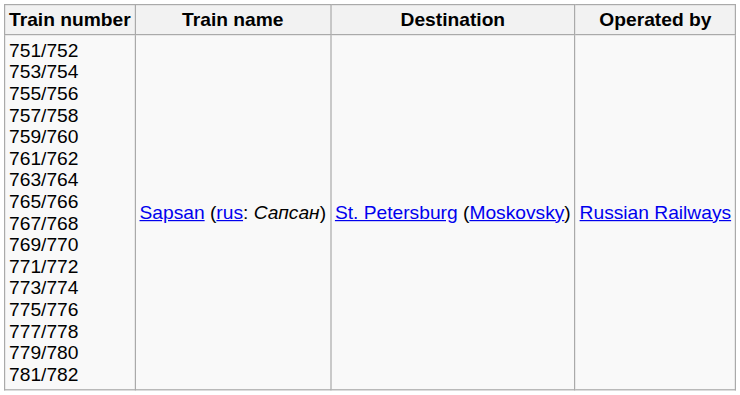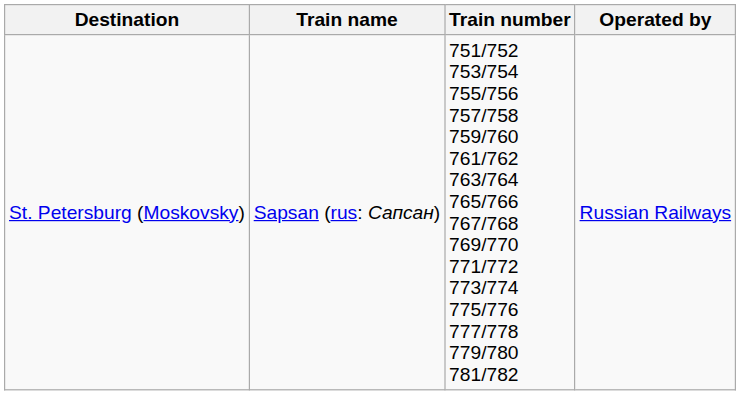columns swapped: (70, 19) <-> (453, 19)
